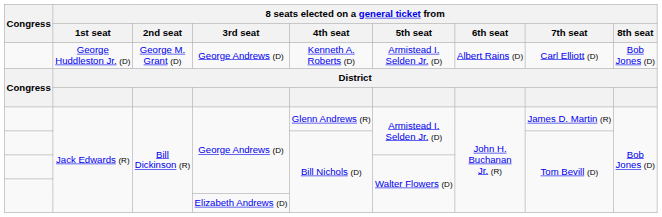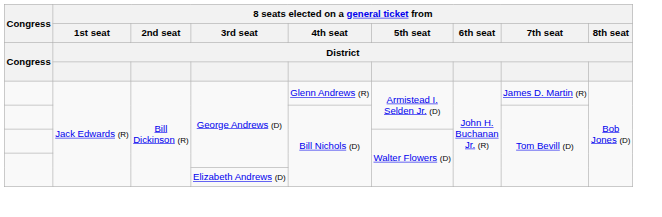- row: (93, 55)
